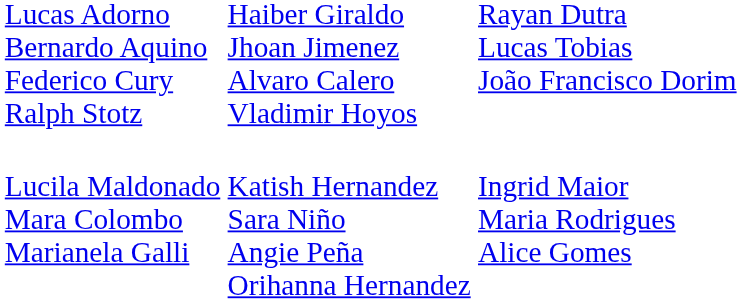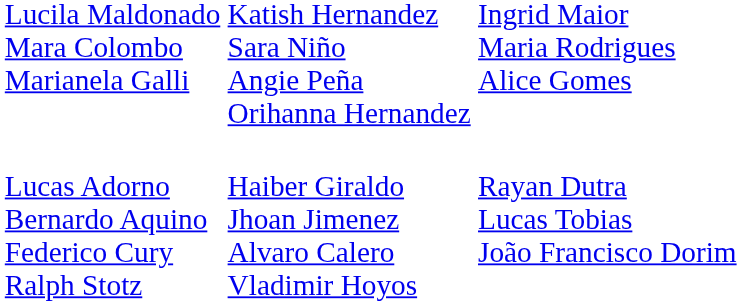rows swapped: (106, 63) <-> (113, 219)
